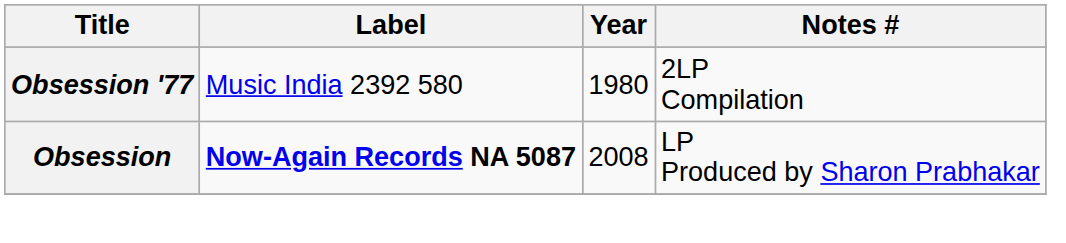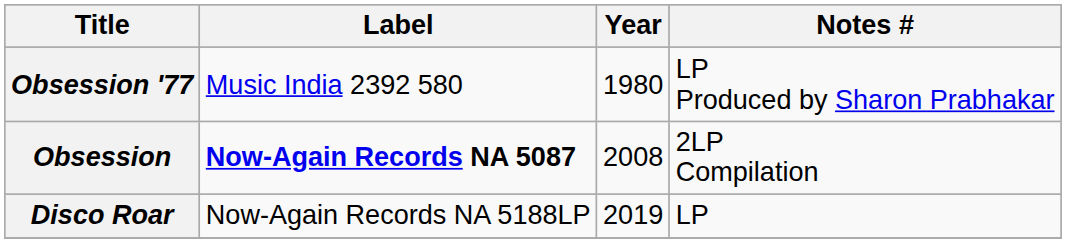(732, 84) 2LP Compilation -> (865, 84) LP Produced by Sharon Prabhakar
(850, 157) LP Produced by Sharon Prabhakar -> (747, 157) 2LP Compilation
+ row: (102, 215)
